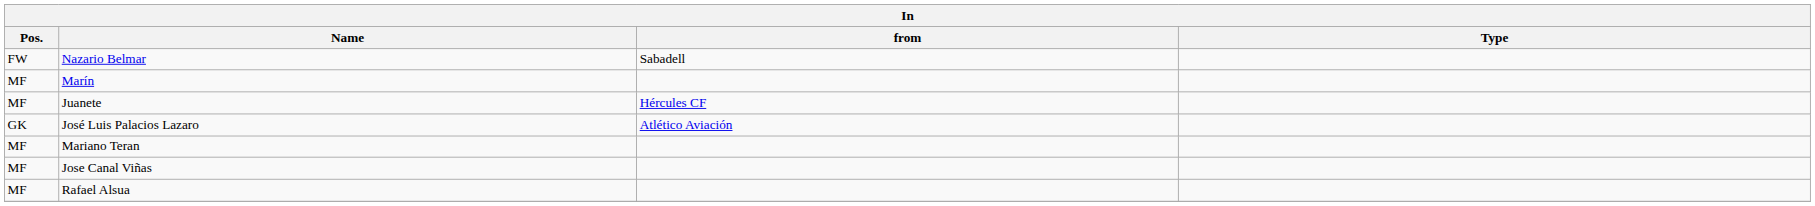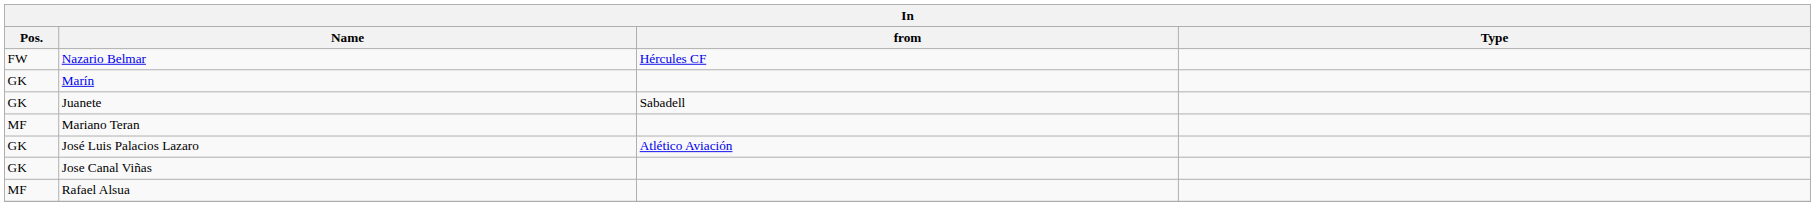(662, 59) Sabadell -> (673, 59) Hércules CF
(17, 81) MF -> (17, 81) GK
(17, 103) MF -> (17, 103) GK
(673, 103) Hércules CF -> (662, 103) Sabadell
rows swapped: (130, 125) <-> (101, 146)
(17, 168) MF -> (17, 168) GK
